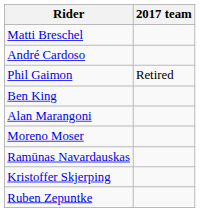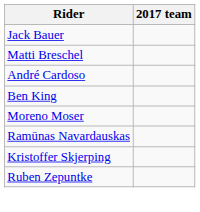+ row: (36, 34)
- row: (40, 75)
- row: (49, 116)
